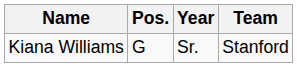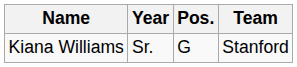columns swapped: (150, 18) <-> (196, 18)
